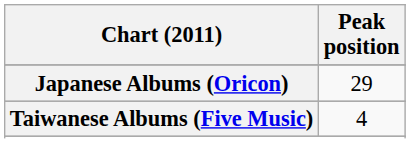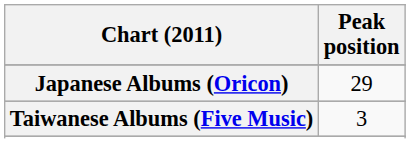(362, 118) 4 -> (362, 118) 3
